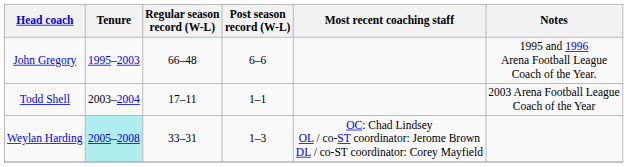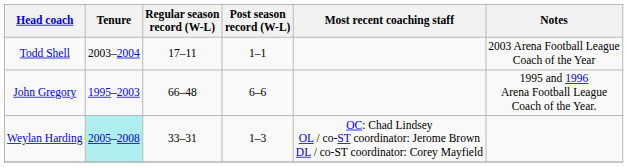rows swapped: (45, 60) <-> (45, 99)
